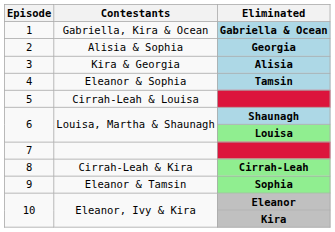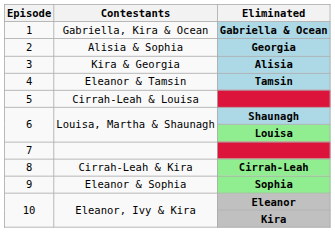(136, 82) Eleanor & Sophia -> (136, 82) Eleanor & Tamsin
(136, 185) Eleanor & Tamsin -> (136, 185) Eleanor & Sophia
